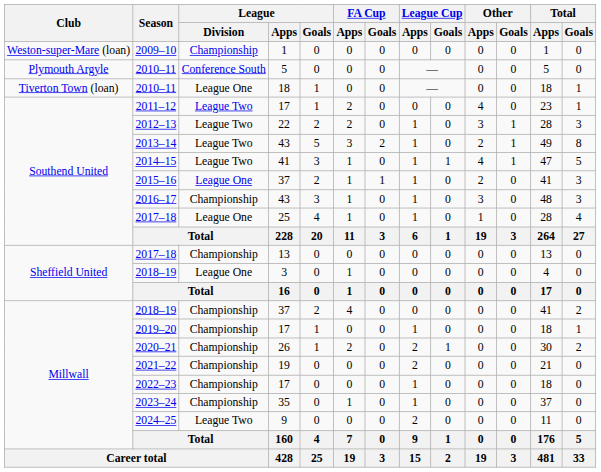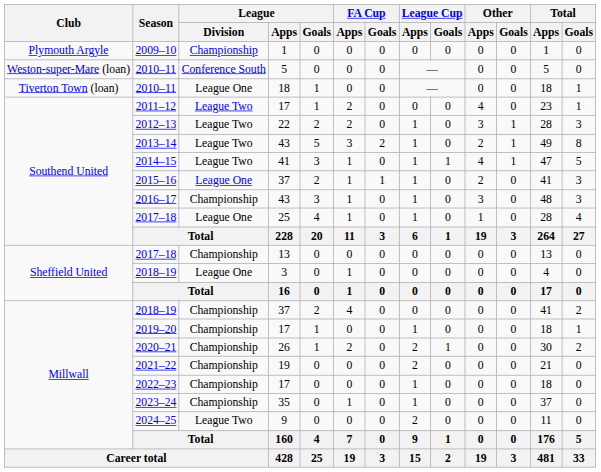(69, 50) Weston-super-Mare (loan) -> (69, 50) Plymouth Argyle
(69, 69) Plymouth Argyle -> (69, 69) Weston-super-Mare (loan)
